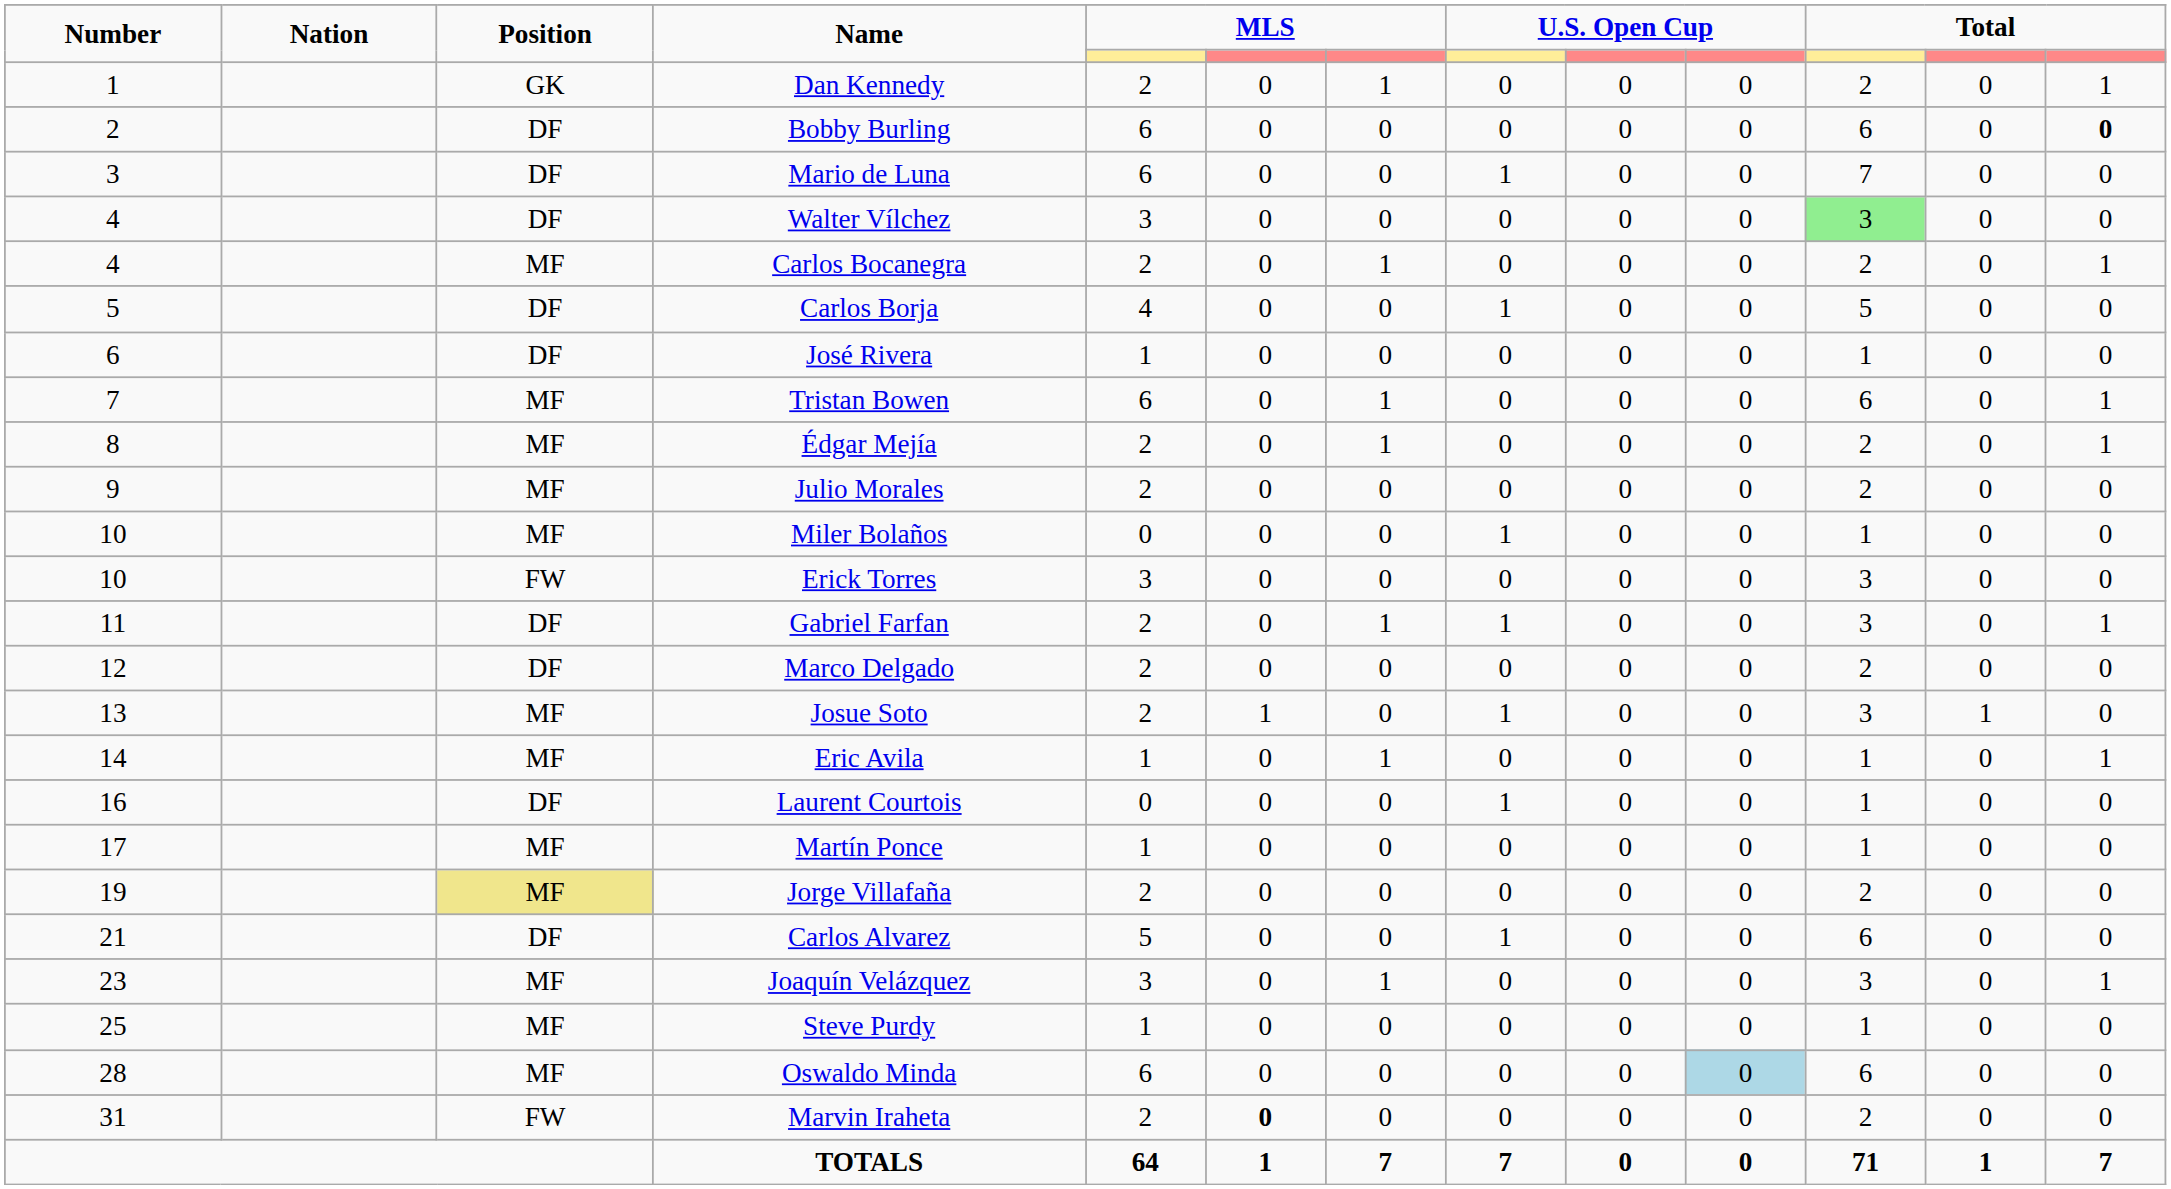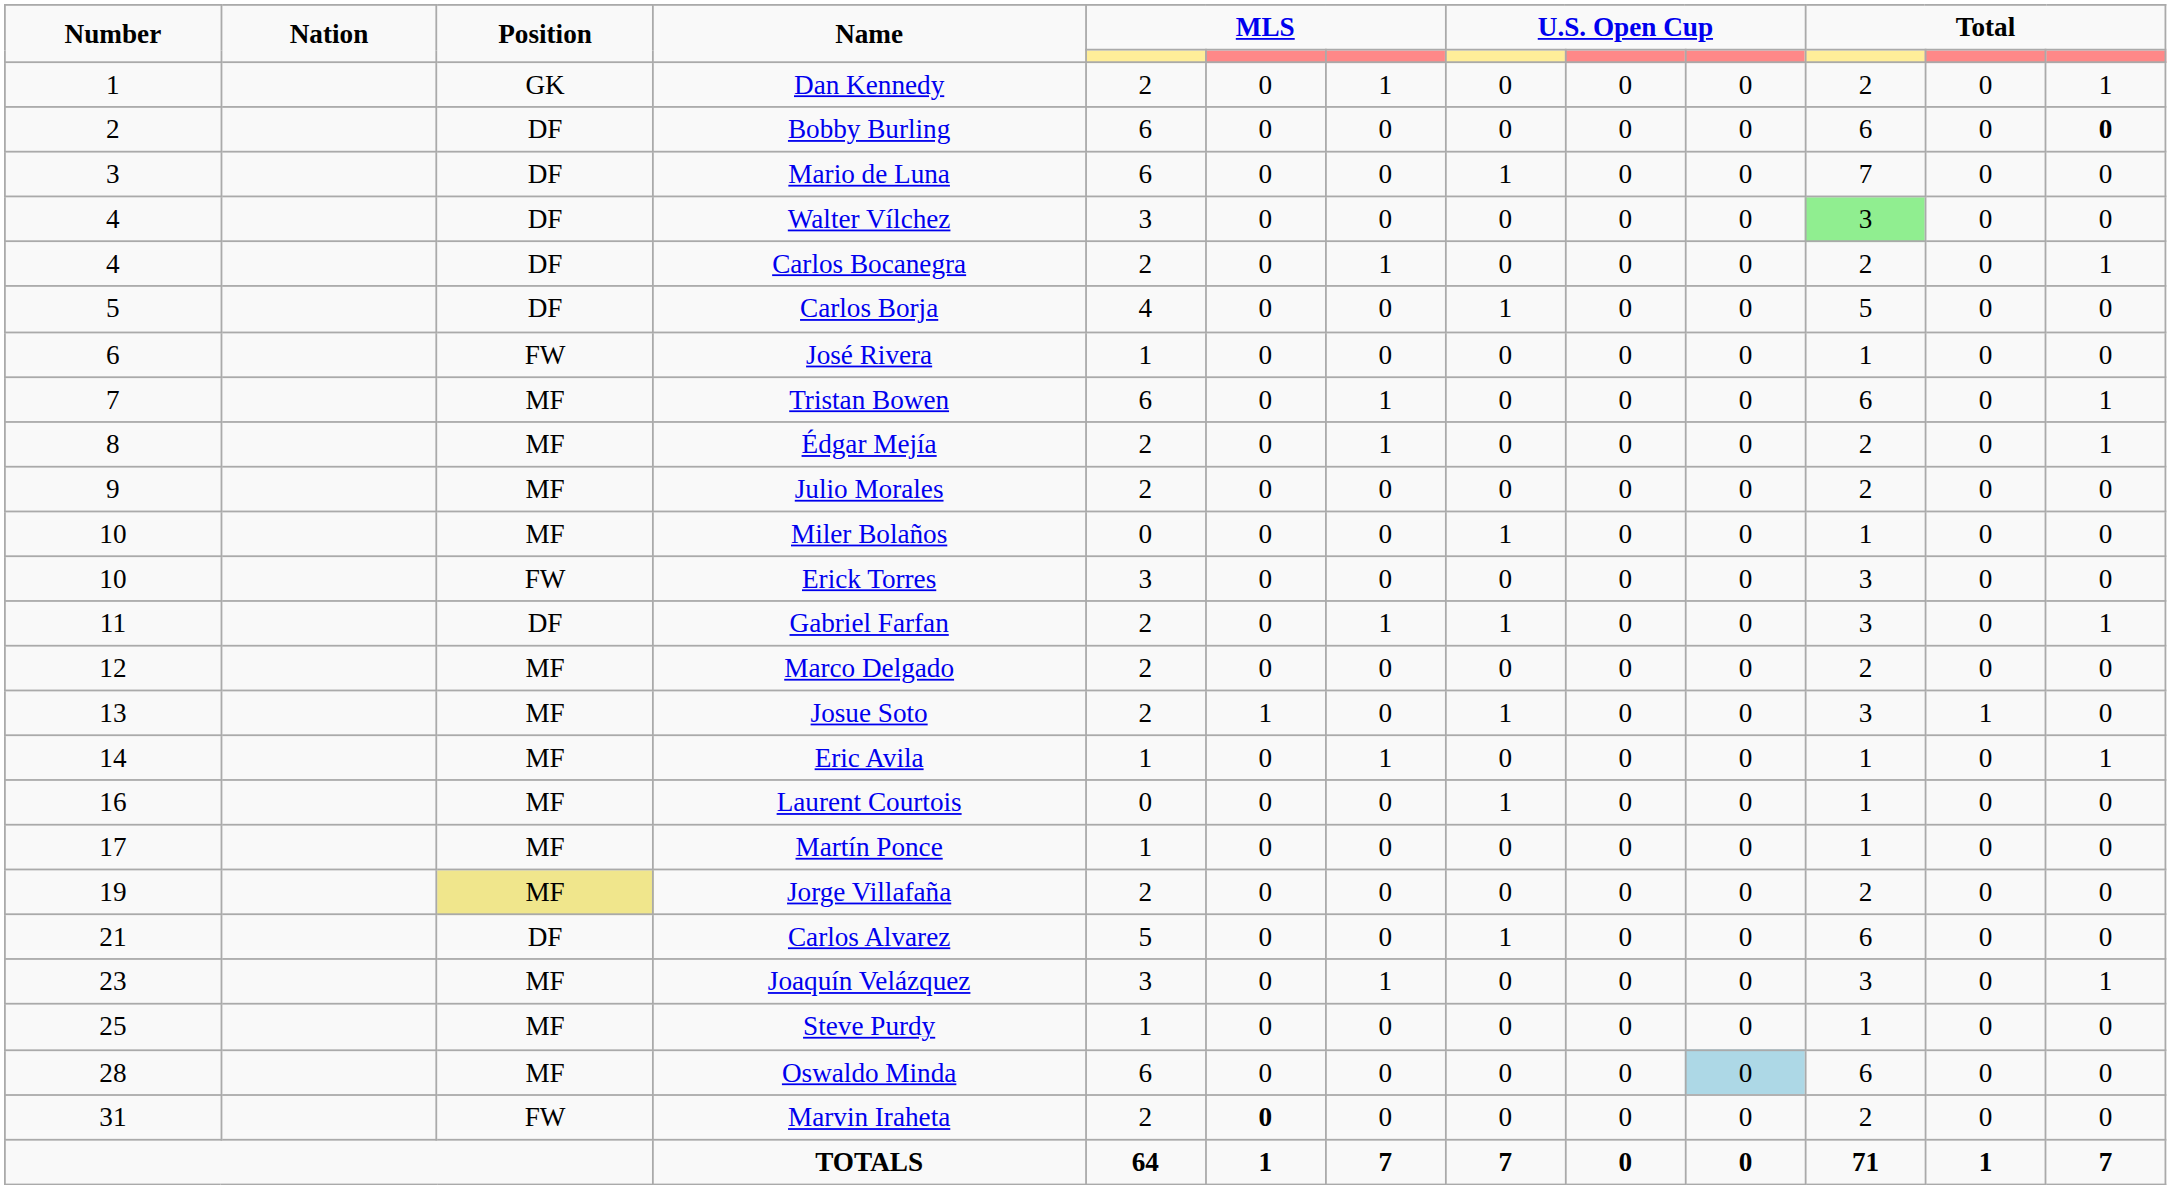(545, 264) MF -> (545, 264) DF
(545, 353) DF -> (545, 353) FW
(545, 667) DF -> (545, 667) MF
(545, 802) DF -> (545, 802) MF
